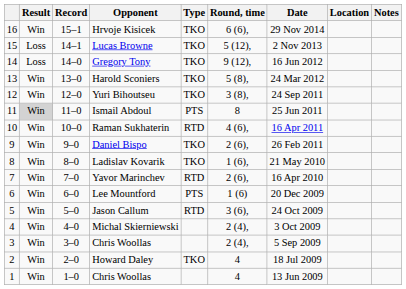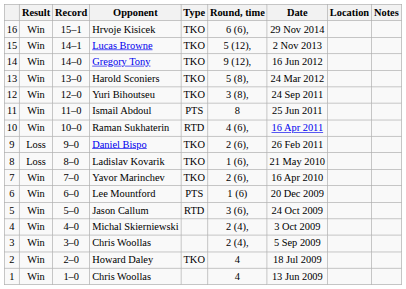(36, 45) Loss -> (36, 45) Win
(36, 62) Loss -> (36, 62) Win
(36, 111) lightgrey background -> (36, 111) no background
(36, 144) Win -> (36, 144) Loss
(36, 161) Win -> (36, 161) Loss
(194, 177) RTD -> (194, 177) TKO
